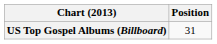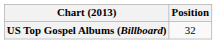(190, 30) 31 -> (190, 30) 32
